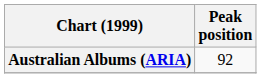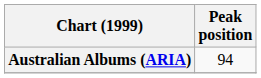(225, 60) 92 -> (225, 60) 94
